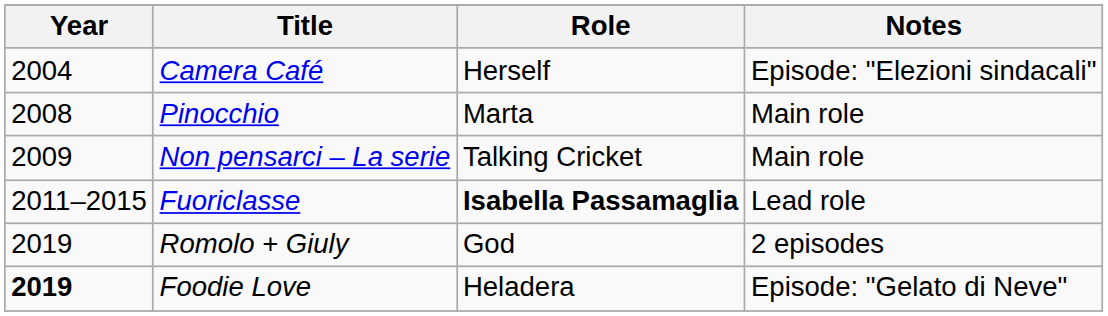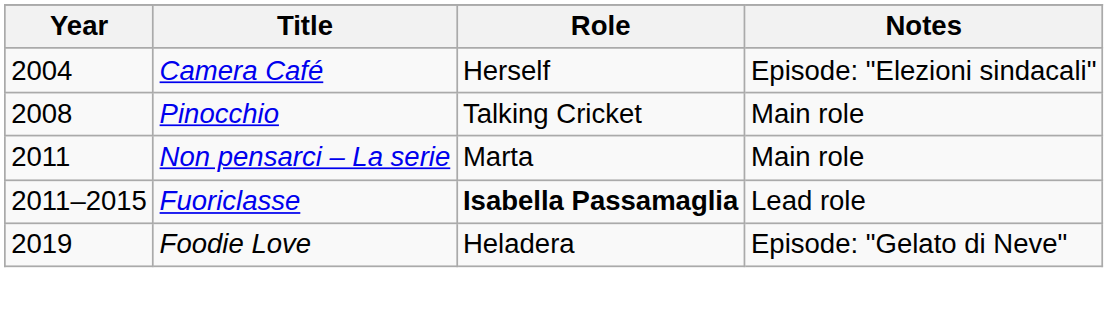(498, 113) Marta -> (552, 113) Talking Cricket
(42, 157) 2009 -> (41, 157) 2011
(552, 157) Talking Cricket -> (498, 157) Marta
- row: (254, 244)
(42, 288) bold -> (42, 244) normal
